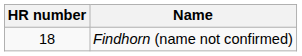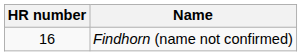(47, 39) 18 -> (47, 39) 16
